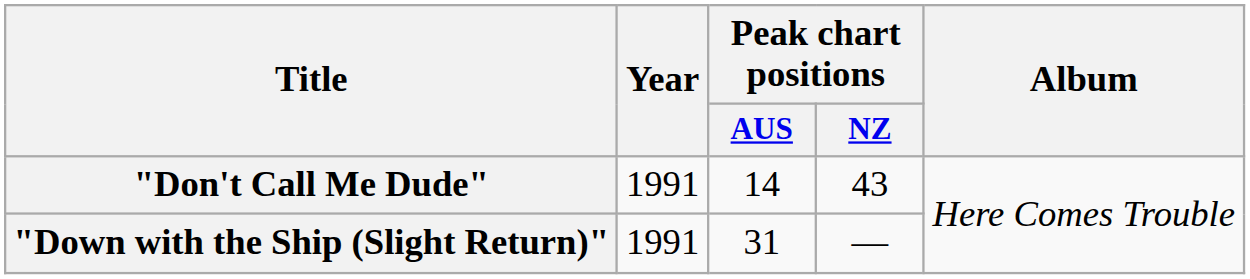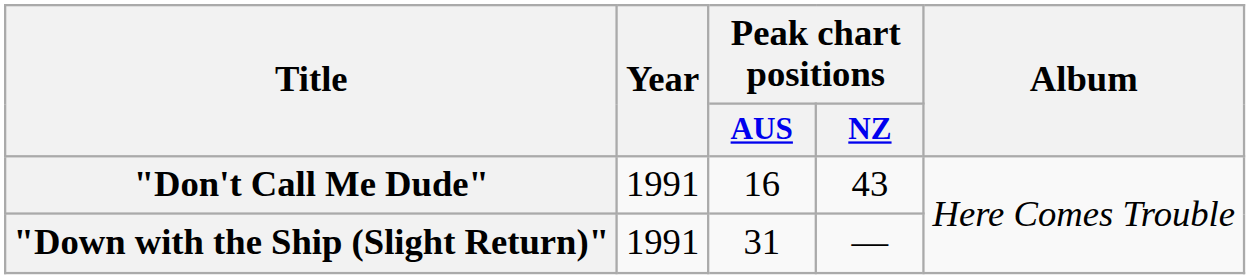(762, 184) 14 -> (762, 184) 16
